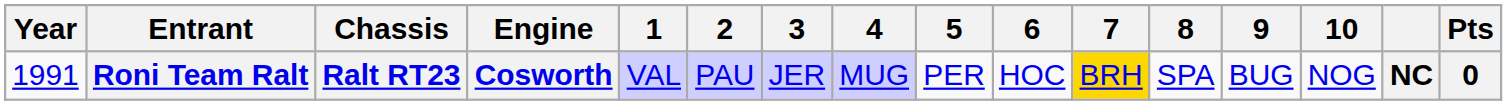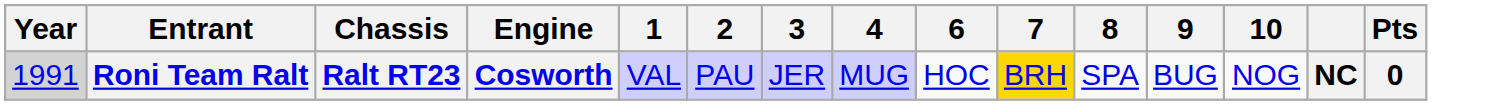- column: (954, 28)
(45, 75) no background -> (45, 75) lightgrey background
